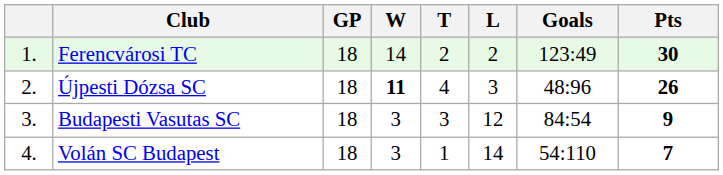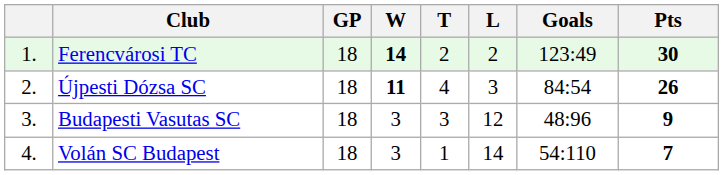(396, 53) normal -> (396, 53) bold
(567, 86) 48:96 -> (567, 86) 84:54
(567, 119) 84:54 -> (567, 119) 48:96
